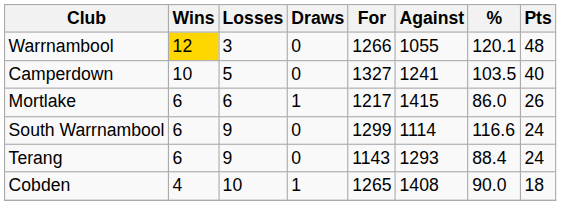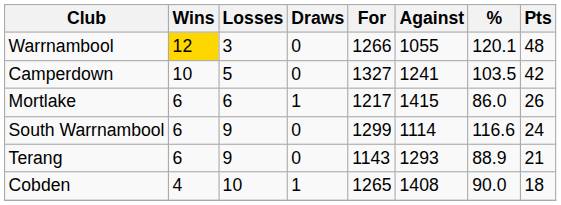(534, 74) 40 -> (534, 74) 42
(489, 158) 88.4 -> (489, 158) 88.9
(534, 158) 24 -> (534, 158) 21
